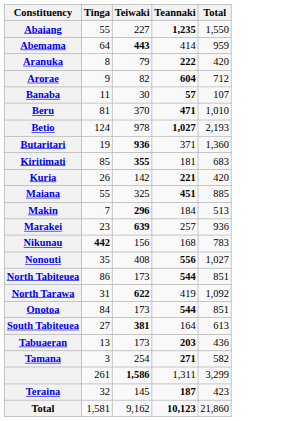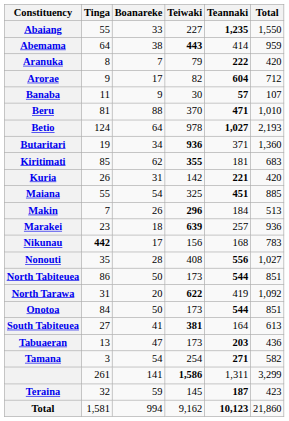+ column: (139, 12)
